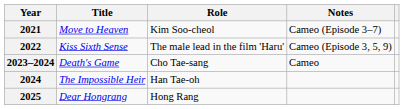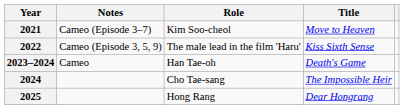columns swapped: (102, 12) <-> (340, 12)
(179, 63) Cho Tae-sang -> (191, 63) Han Tae-oh
(175, 79) Han Tae-oh -> (196, 79) Cho Tae-sang
